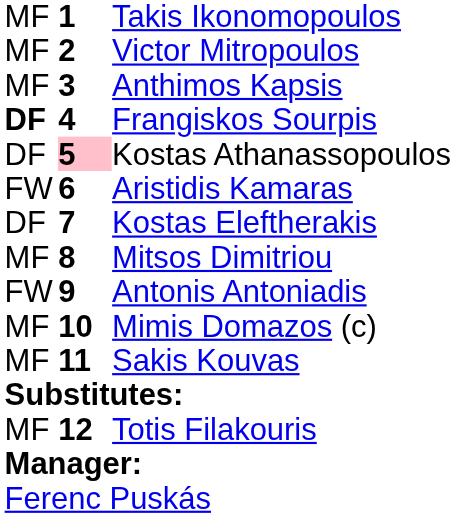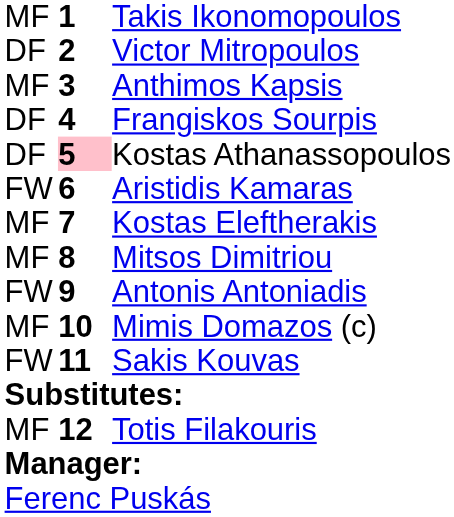(27, 51) MF -> (25, 51) DF
(25, 119) bold -> (25, 119) normal
(25, 223) DF -> (27, 223) MF
(27, 360) MF -> (29, 360) FW
